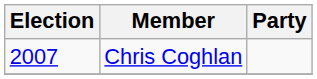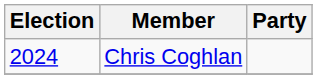(34, 56) 2007 -> (34, 56) 2024
